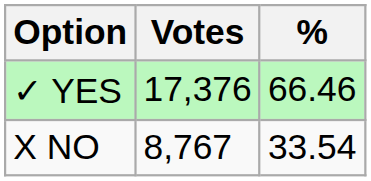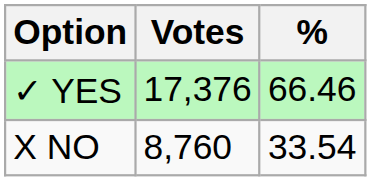(188, 146) 8,767 -> (188, 146) 8,760
